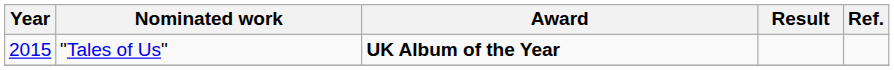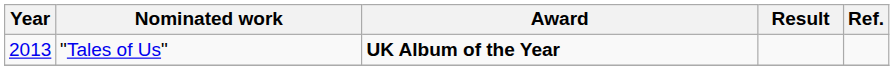(30, 49) 2015 -> (30, 49) 2013
